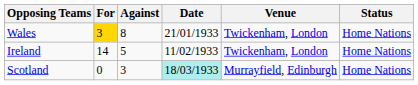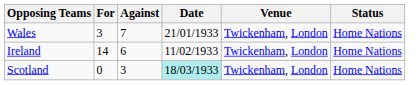(99, 32) gold background -> (99, 32) no background
(123, 32) 8 -> (123, 32) 7
(123, 51) 5 -> (123, 51) 6
(280, 70) Murrayfield, Edinburgh -> (276, 70) Twickenham, London
